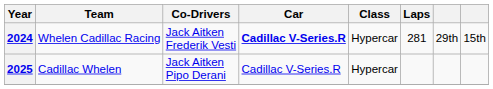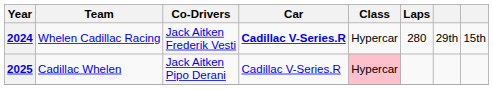(417, 38) 281 -> (417, 38) 280
(375, 69) no background -> (375, 69) pink background
